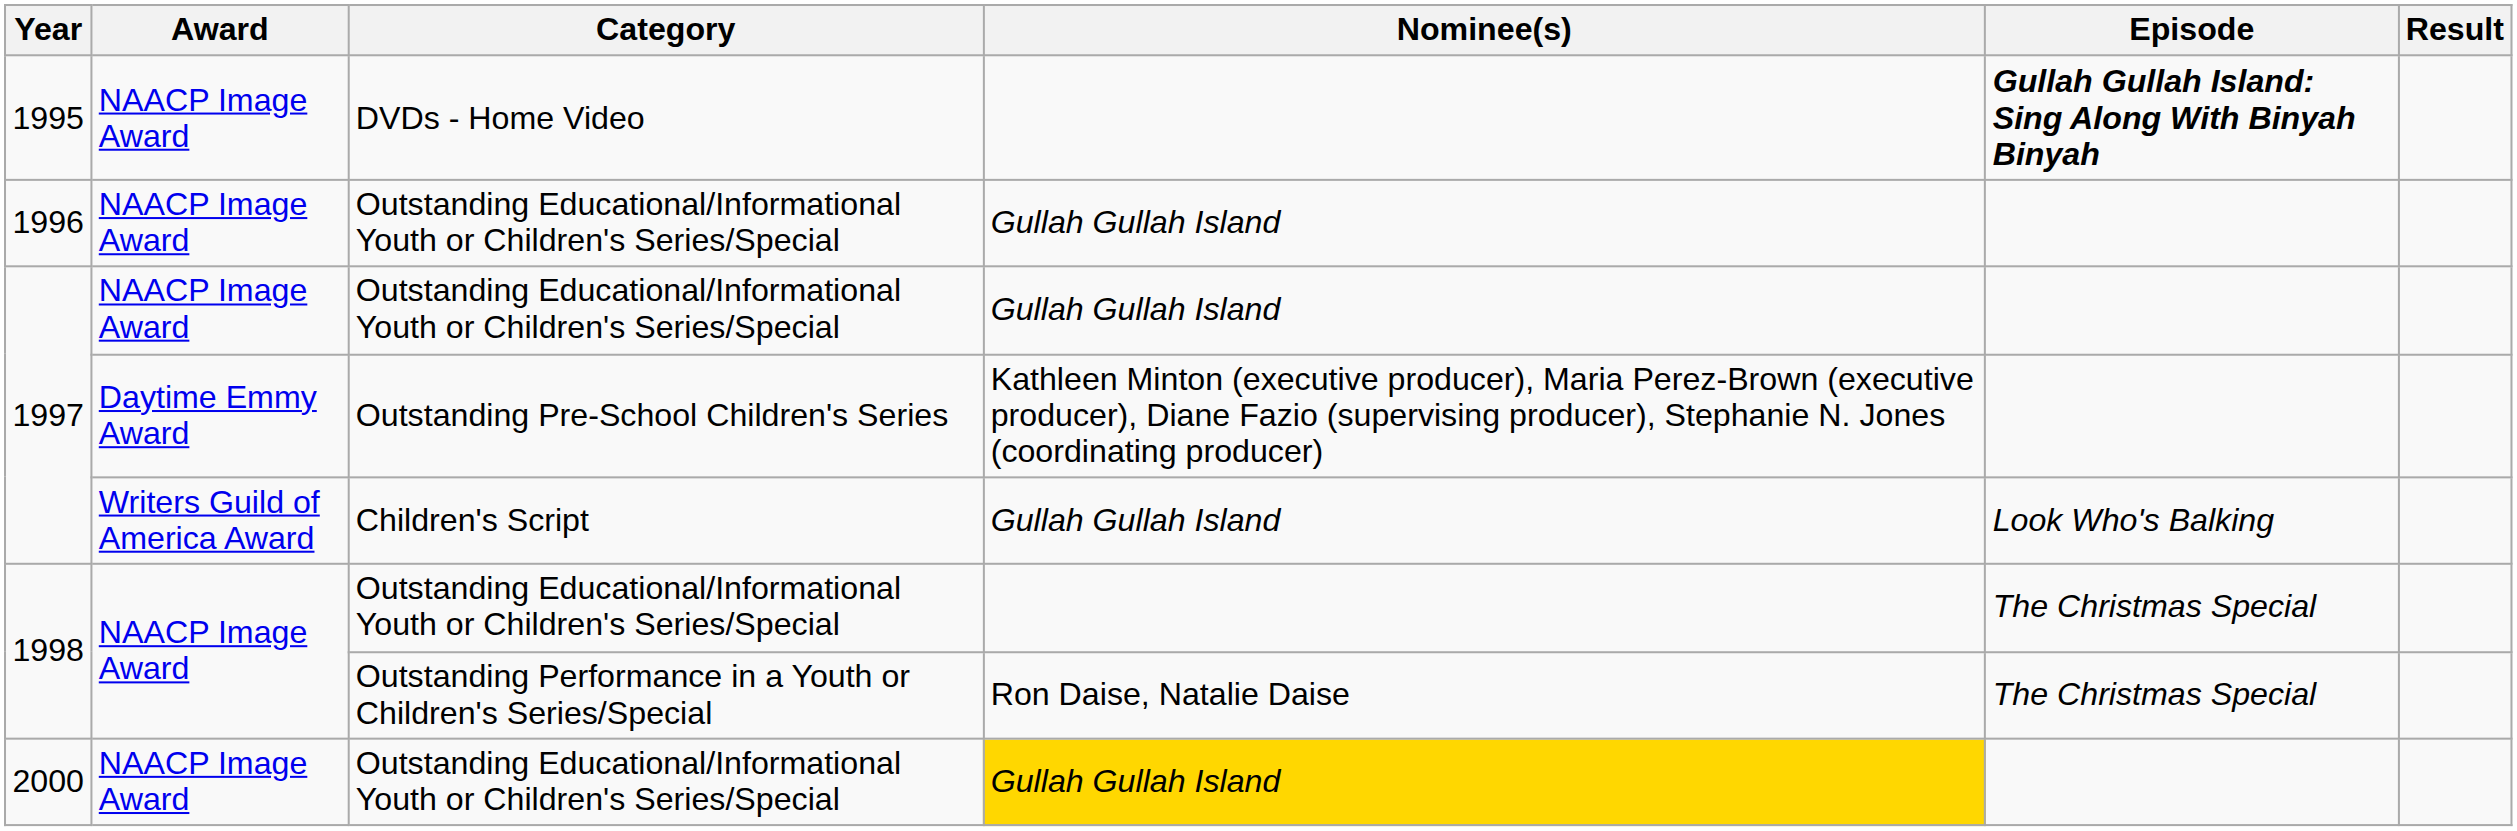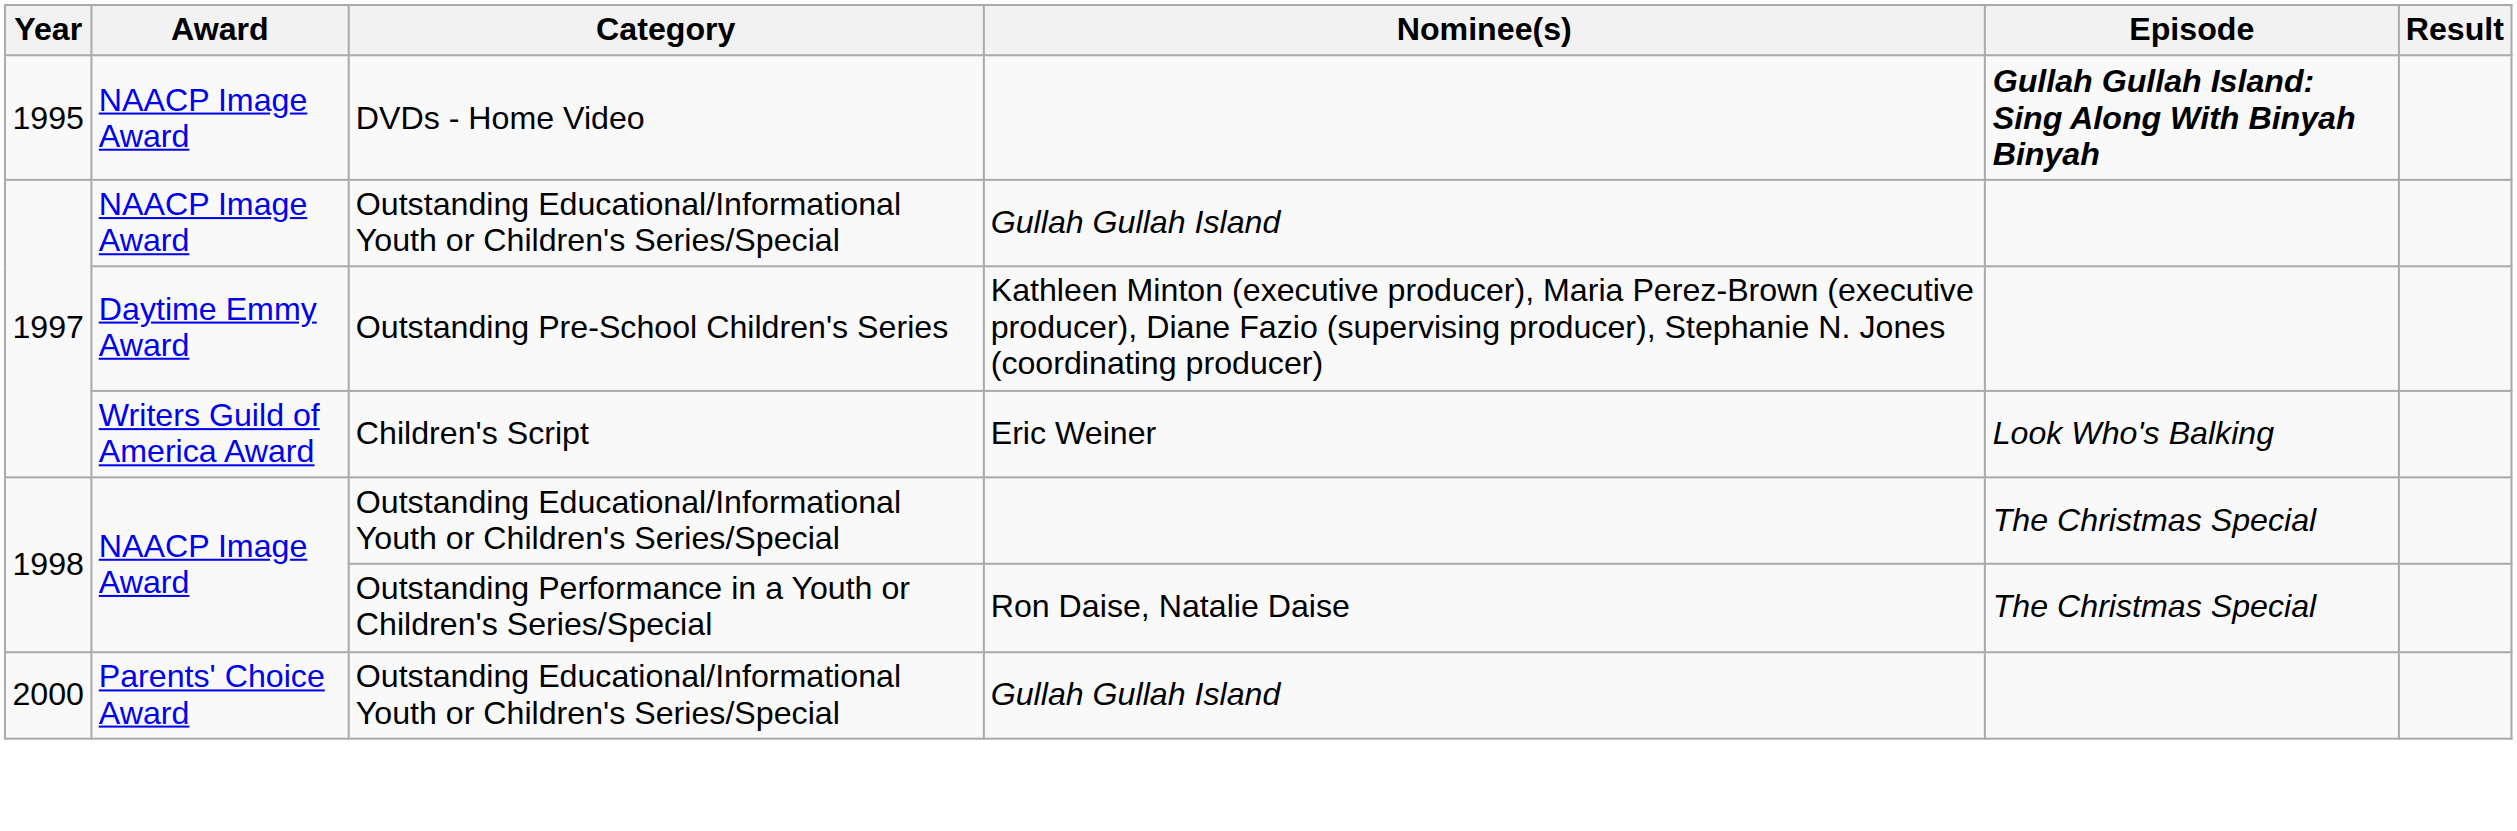- row: (48, 222)
(1136, 520) Gullah Gullah Island -> (1073, 433) Eric Weiner
(203, 781) NAACP Image Award -> (212, 694) Parents' Choice Award
(1136, 781) gold background -> (1136, 694) no background
